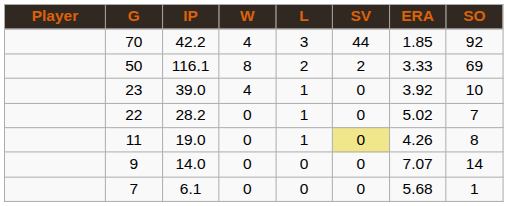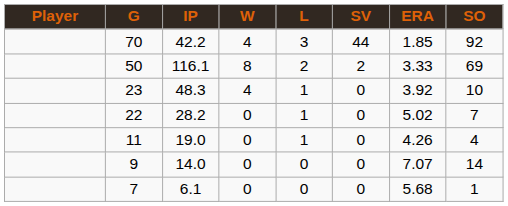(191, 90) 39.0 -> (191, 90) 48.3
(361, 139) khaki background -> (361, 139) no background
(474, 139) 8 -> (474, 139) 4
